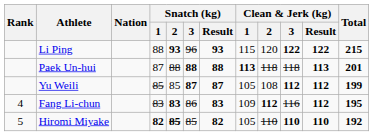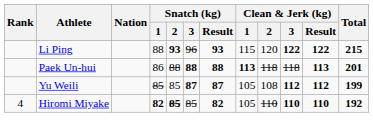(158, 67) 87 -> (158, 67) 86
- row: (69, 103)
(20, 121) 5 -> (20, 103) 4
